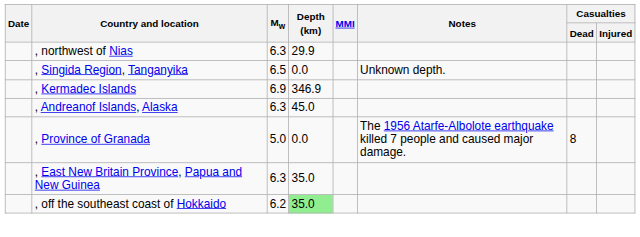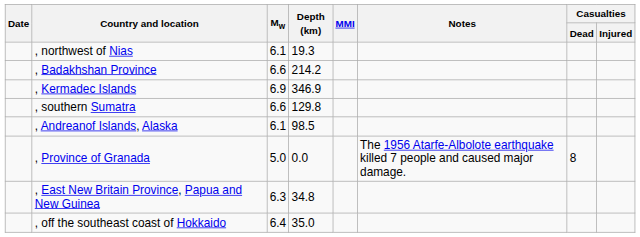(278, 51) 6.3 -> (278, 51) 6.1
(303, 51) 29.9 -> (303, 51) 19.3
- row: (111, 70)
+ row: (96, 70)
+ row: (85, 107)
(278, 107) 6.3 -> (278, 126) 6.1
(303, 107) 45.0 -> (303, 126) 98.5
(303, 178) 35.0 -> (303, 197) 34.8
(278, 204) 6.2 -> (278, 222) 6.4
(303, 204) lightgreen background -> (303, 222) no background
